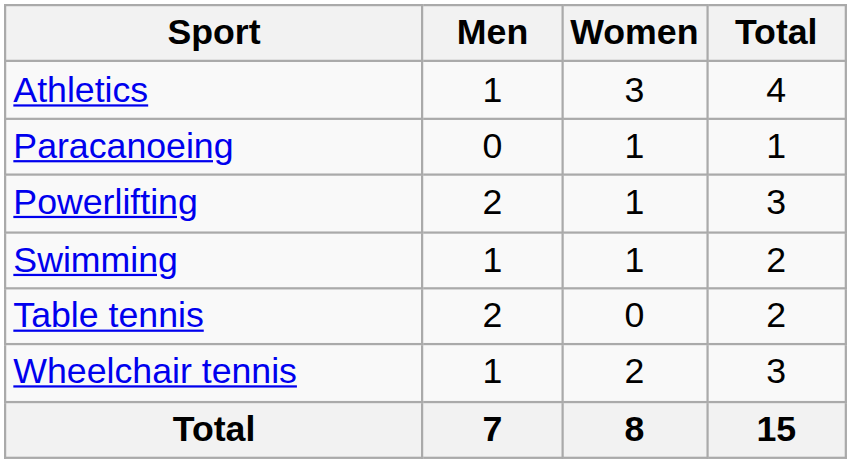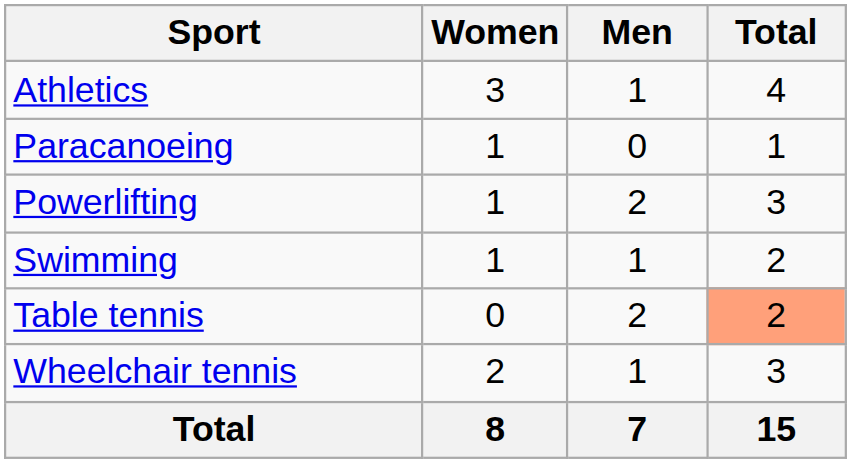columns swapped: (493, 32) <-> (634, 32)
(776, 315) no background -> (776, 315) lightsalmon background
